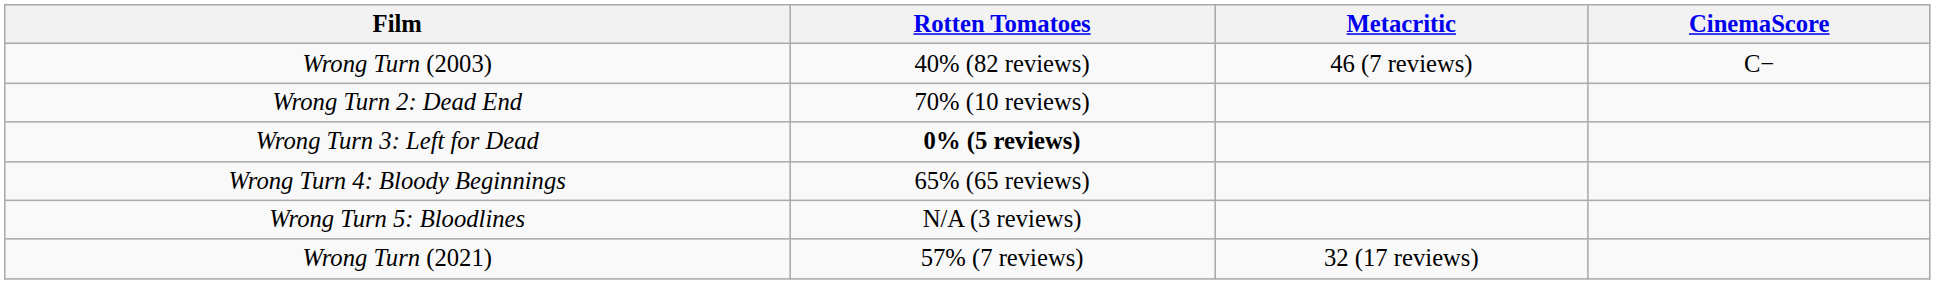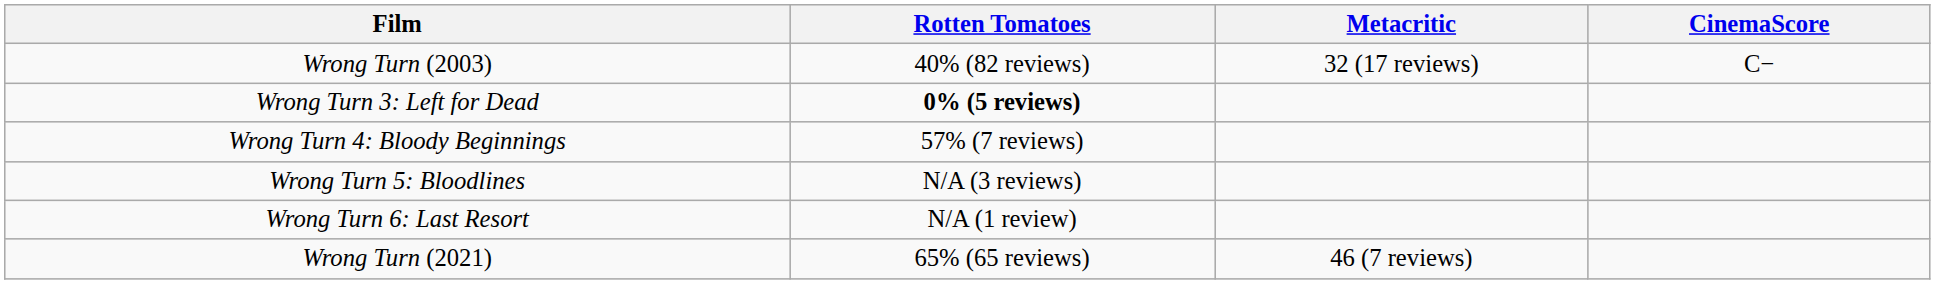(1401, 63) 46 (7 reviews) -> (1401, 63) 32 (17 reviews)
- row: (397, 102)
(1002, 180) 65% (65 reviews) -> (1002, 141) 57% (7 reviews)
+ row: (397, 219)
(1002, 258) 57% (7 reviews) -> (1002, 258) 65% (65 reviews)
(1401, 258) 32 (17 reviews) -> (1401, 258) 46 (7 reviews)
